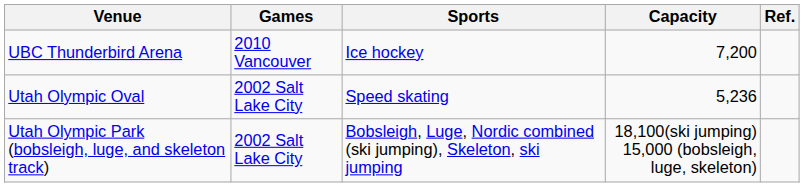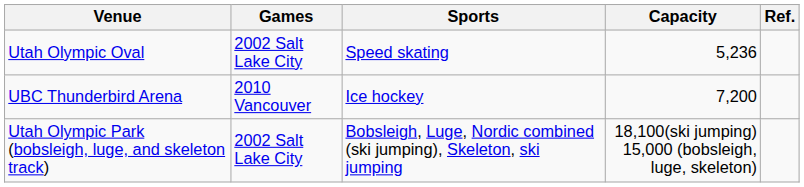rows swapped: (95, 52) <-> (76, 96)
